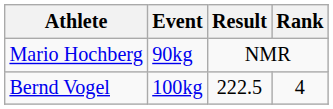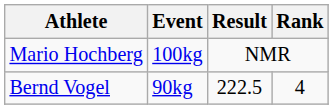(172, 54) 90kg -> (177, 54) 100kg
(177, 88) 100kg -> (172, 88) 90kg
